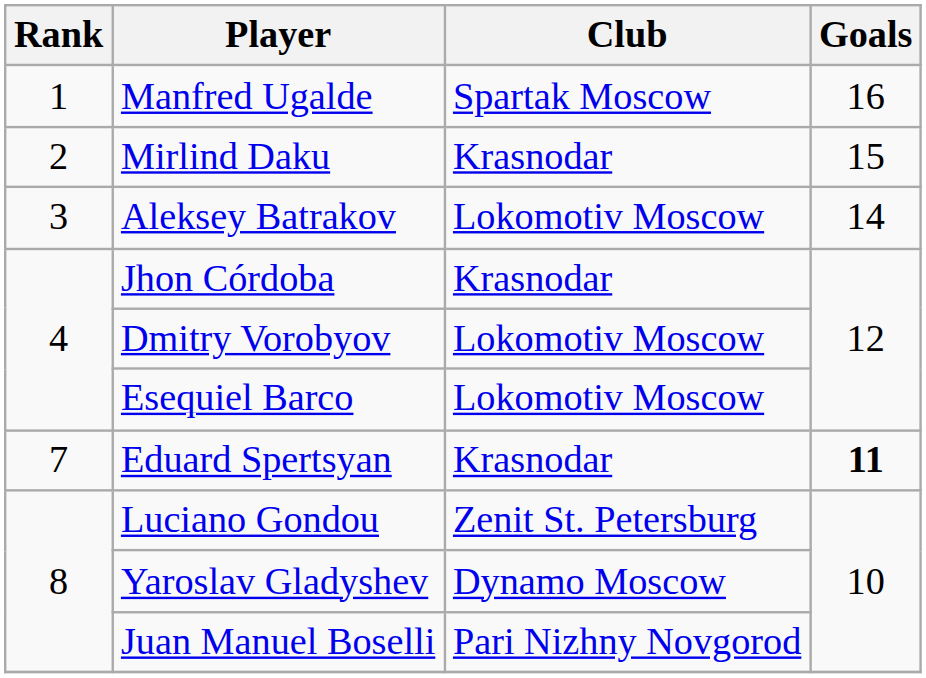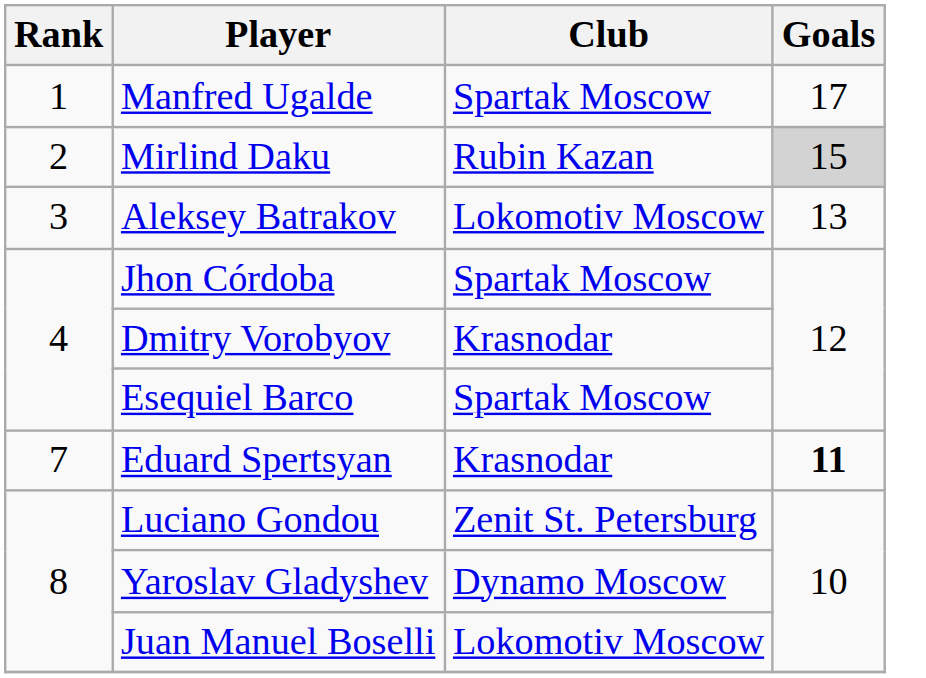(866, 95) 16 -> (829, 95) 17
(533, 156) Krasnodar -> (553, 156) Rubin Kazan
(866, 156) no background -> (829, 156) lightgrey background
(866, 216) 14 -> (829, 216) 13
(533, 277) Krasnodar -> (582, 277) Spartak Moscow
(609, 338) Lokomotiv Moscow -> (533, 338) Krasnodar
(609, 398) Lokomotiv Moscow -> (582, 398) Spartak Moscow
(627, 641) Pari Nizhny Novgorod -> (609, 641) Lokomotiv Moscow
